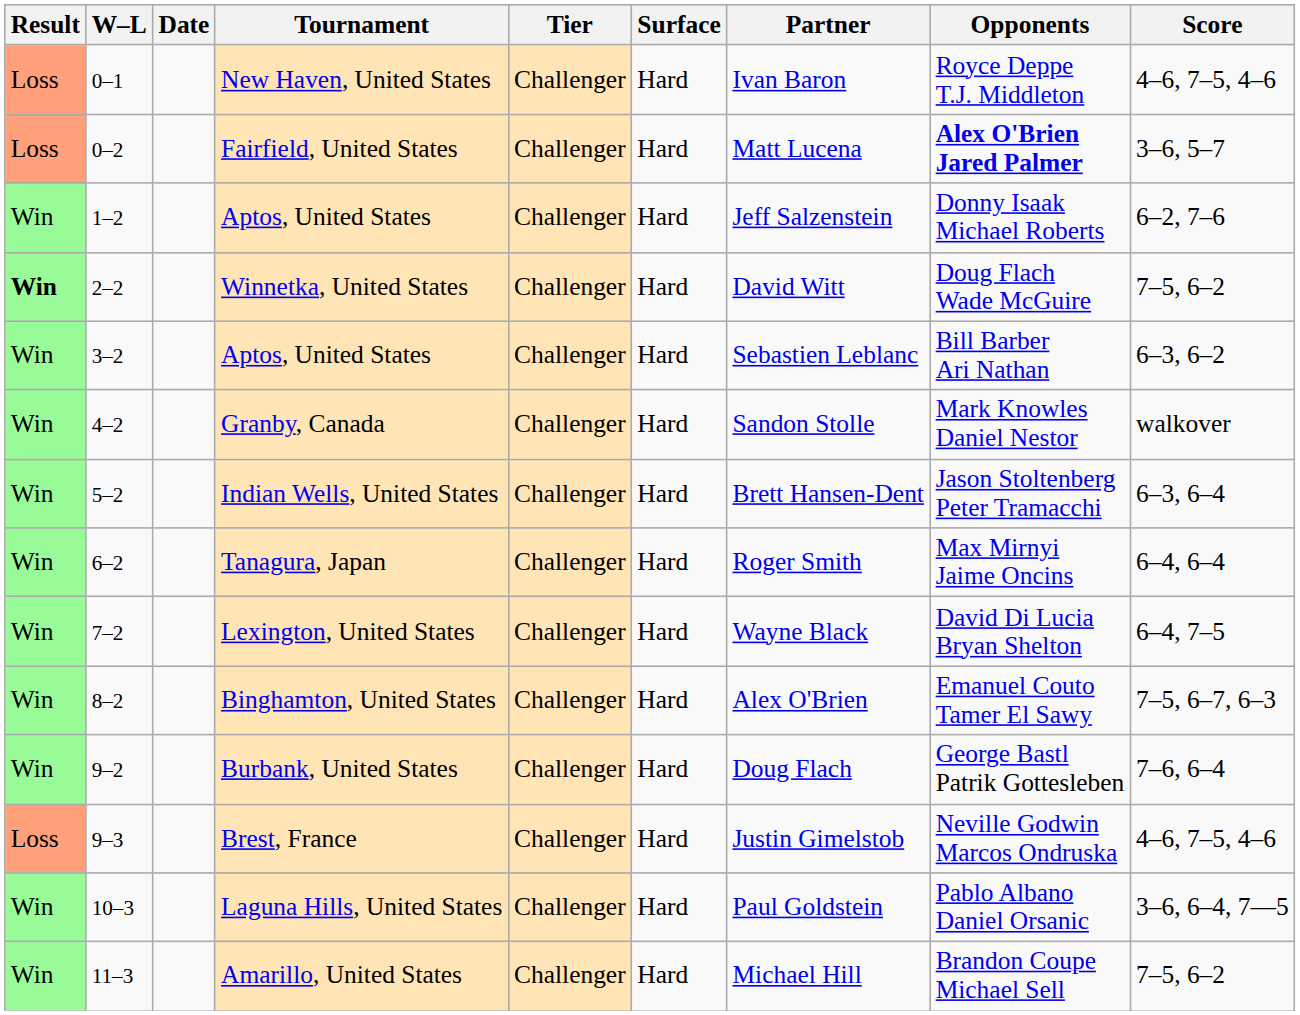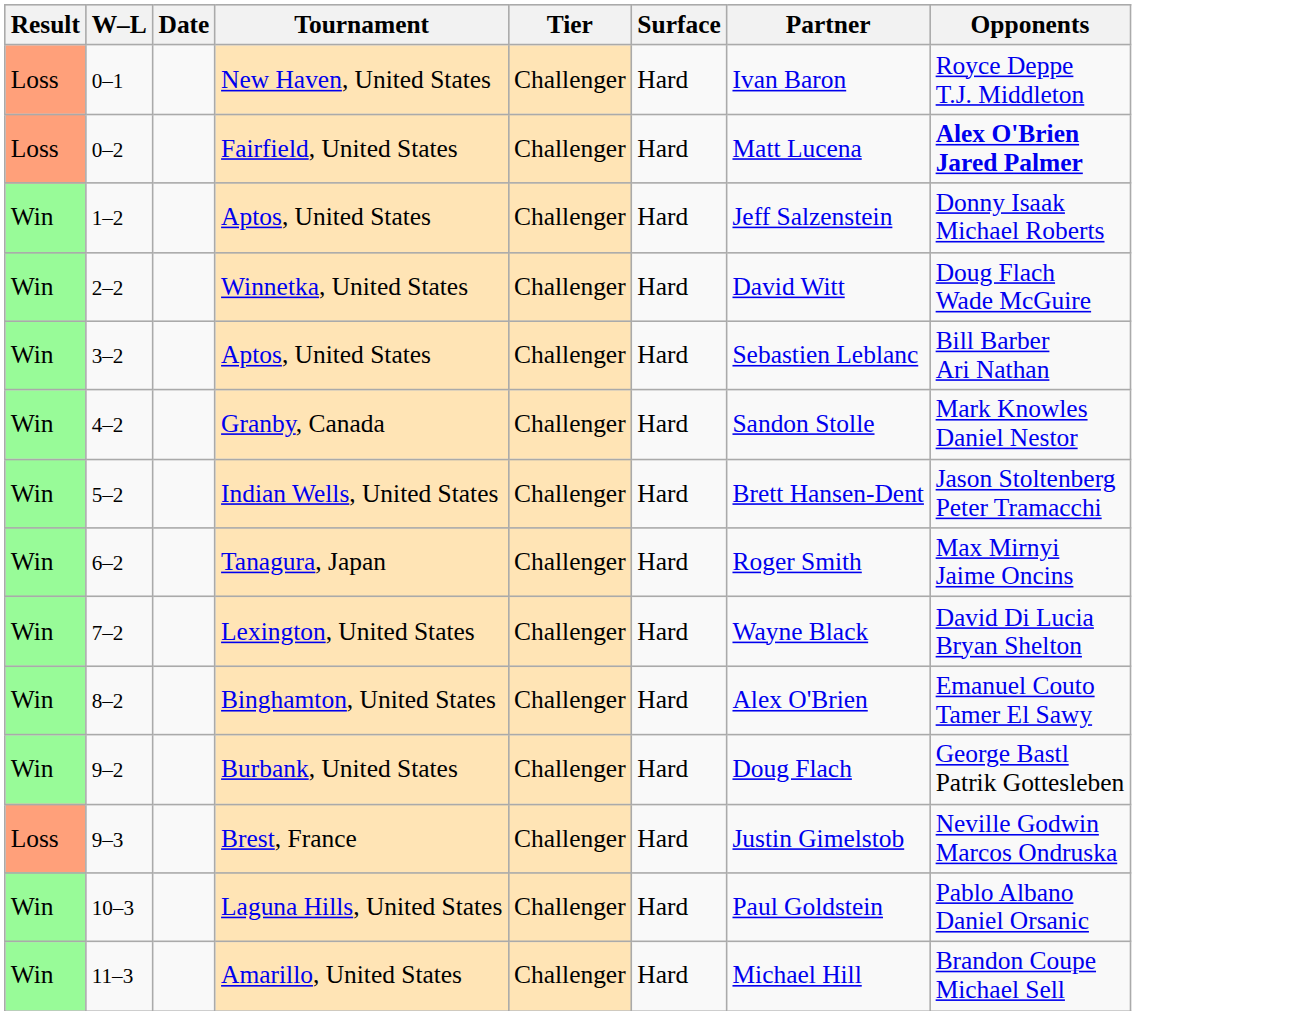- column: (1212, 24)
(34, 286) bold -> (32, 286) normal
